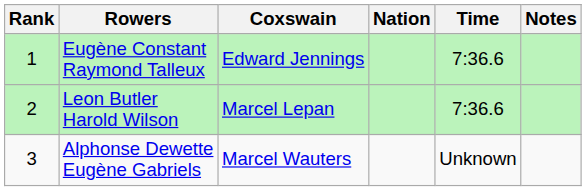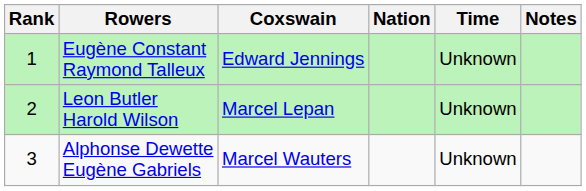(478, 59) 7:36.6 -> (478, 59) Unknown
(478, 109) 7:36.6 -> (478, 109) Unknown
